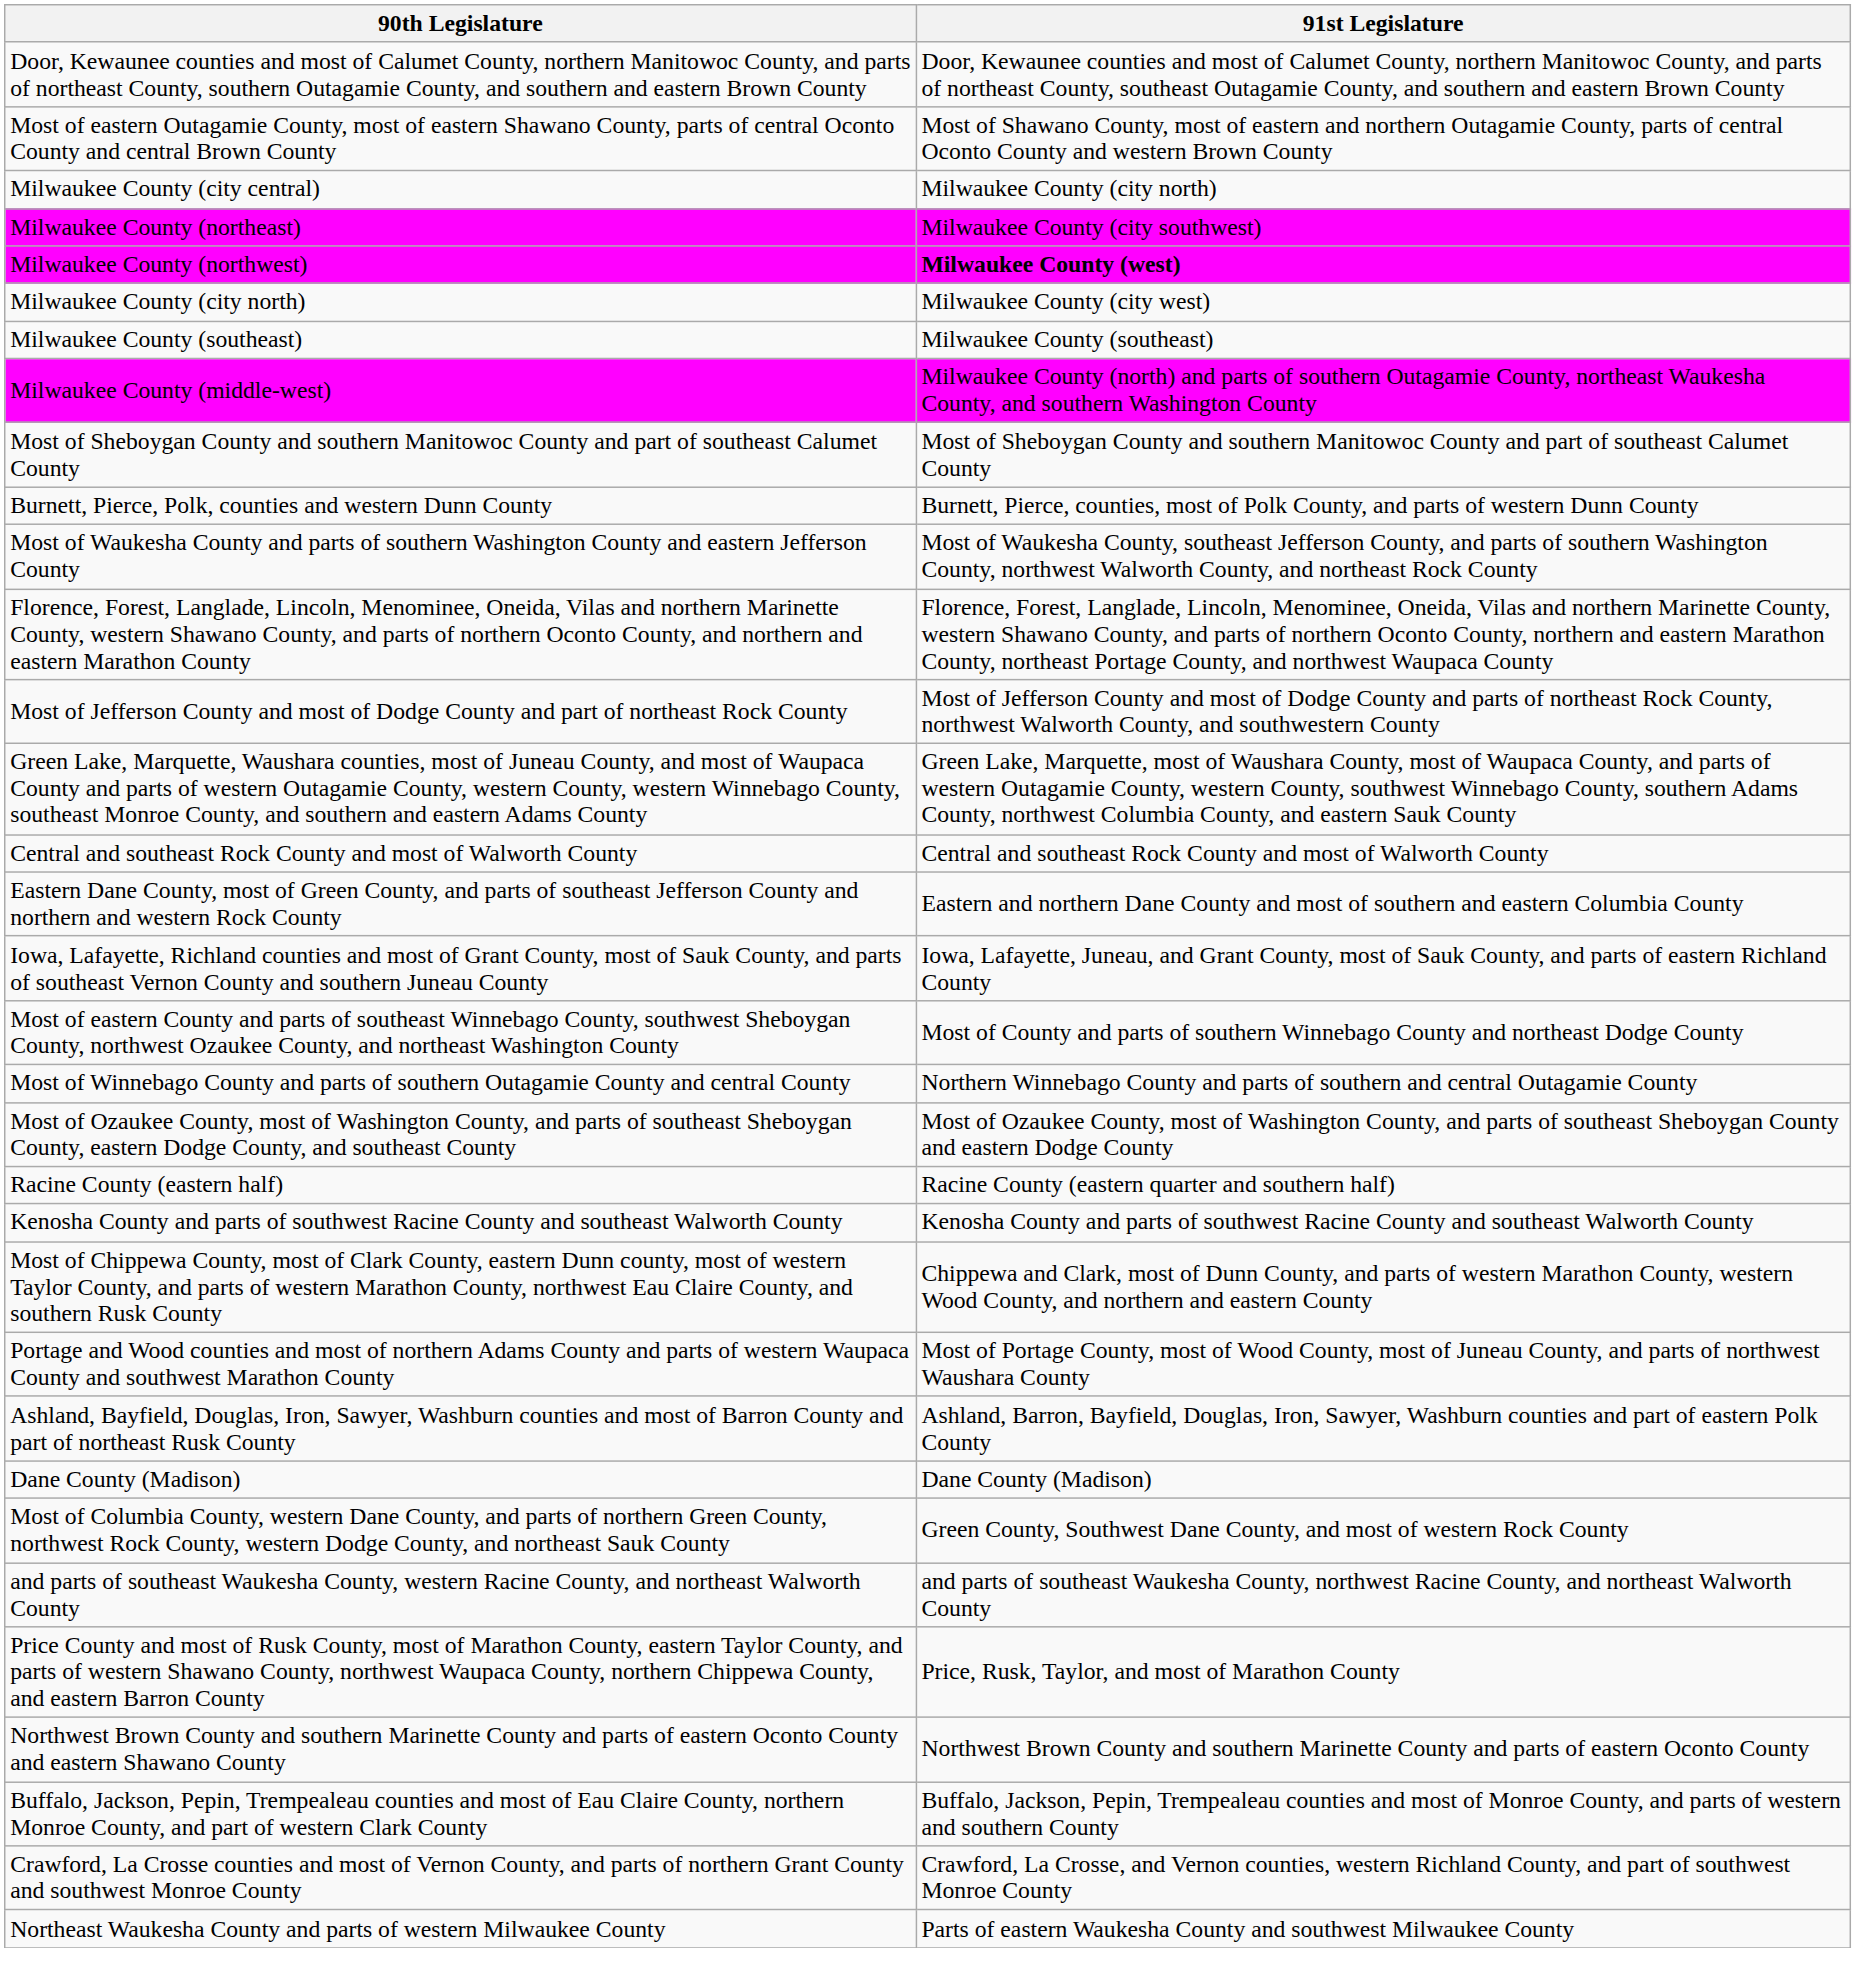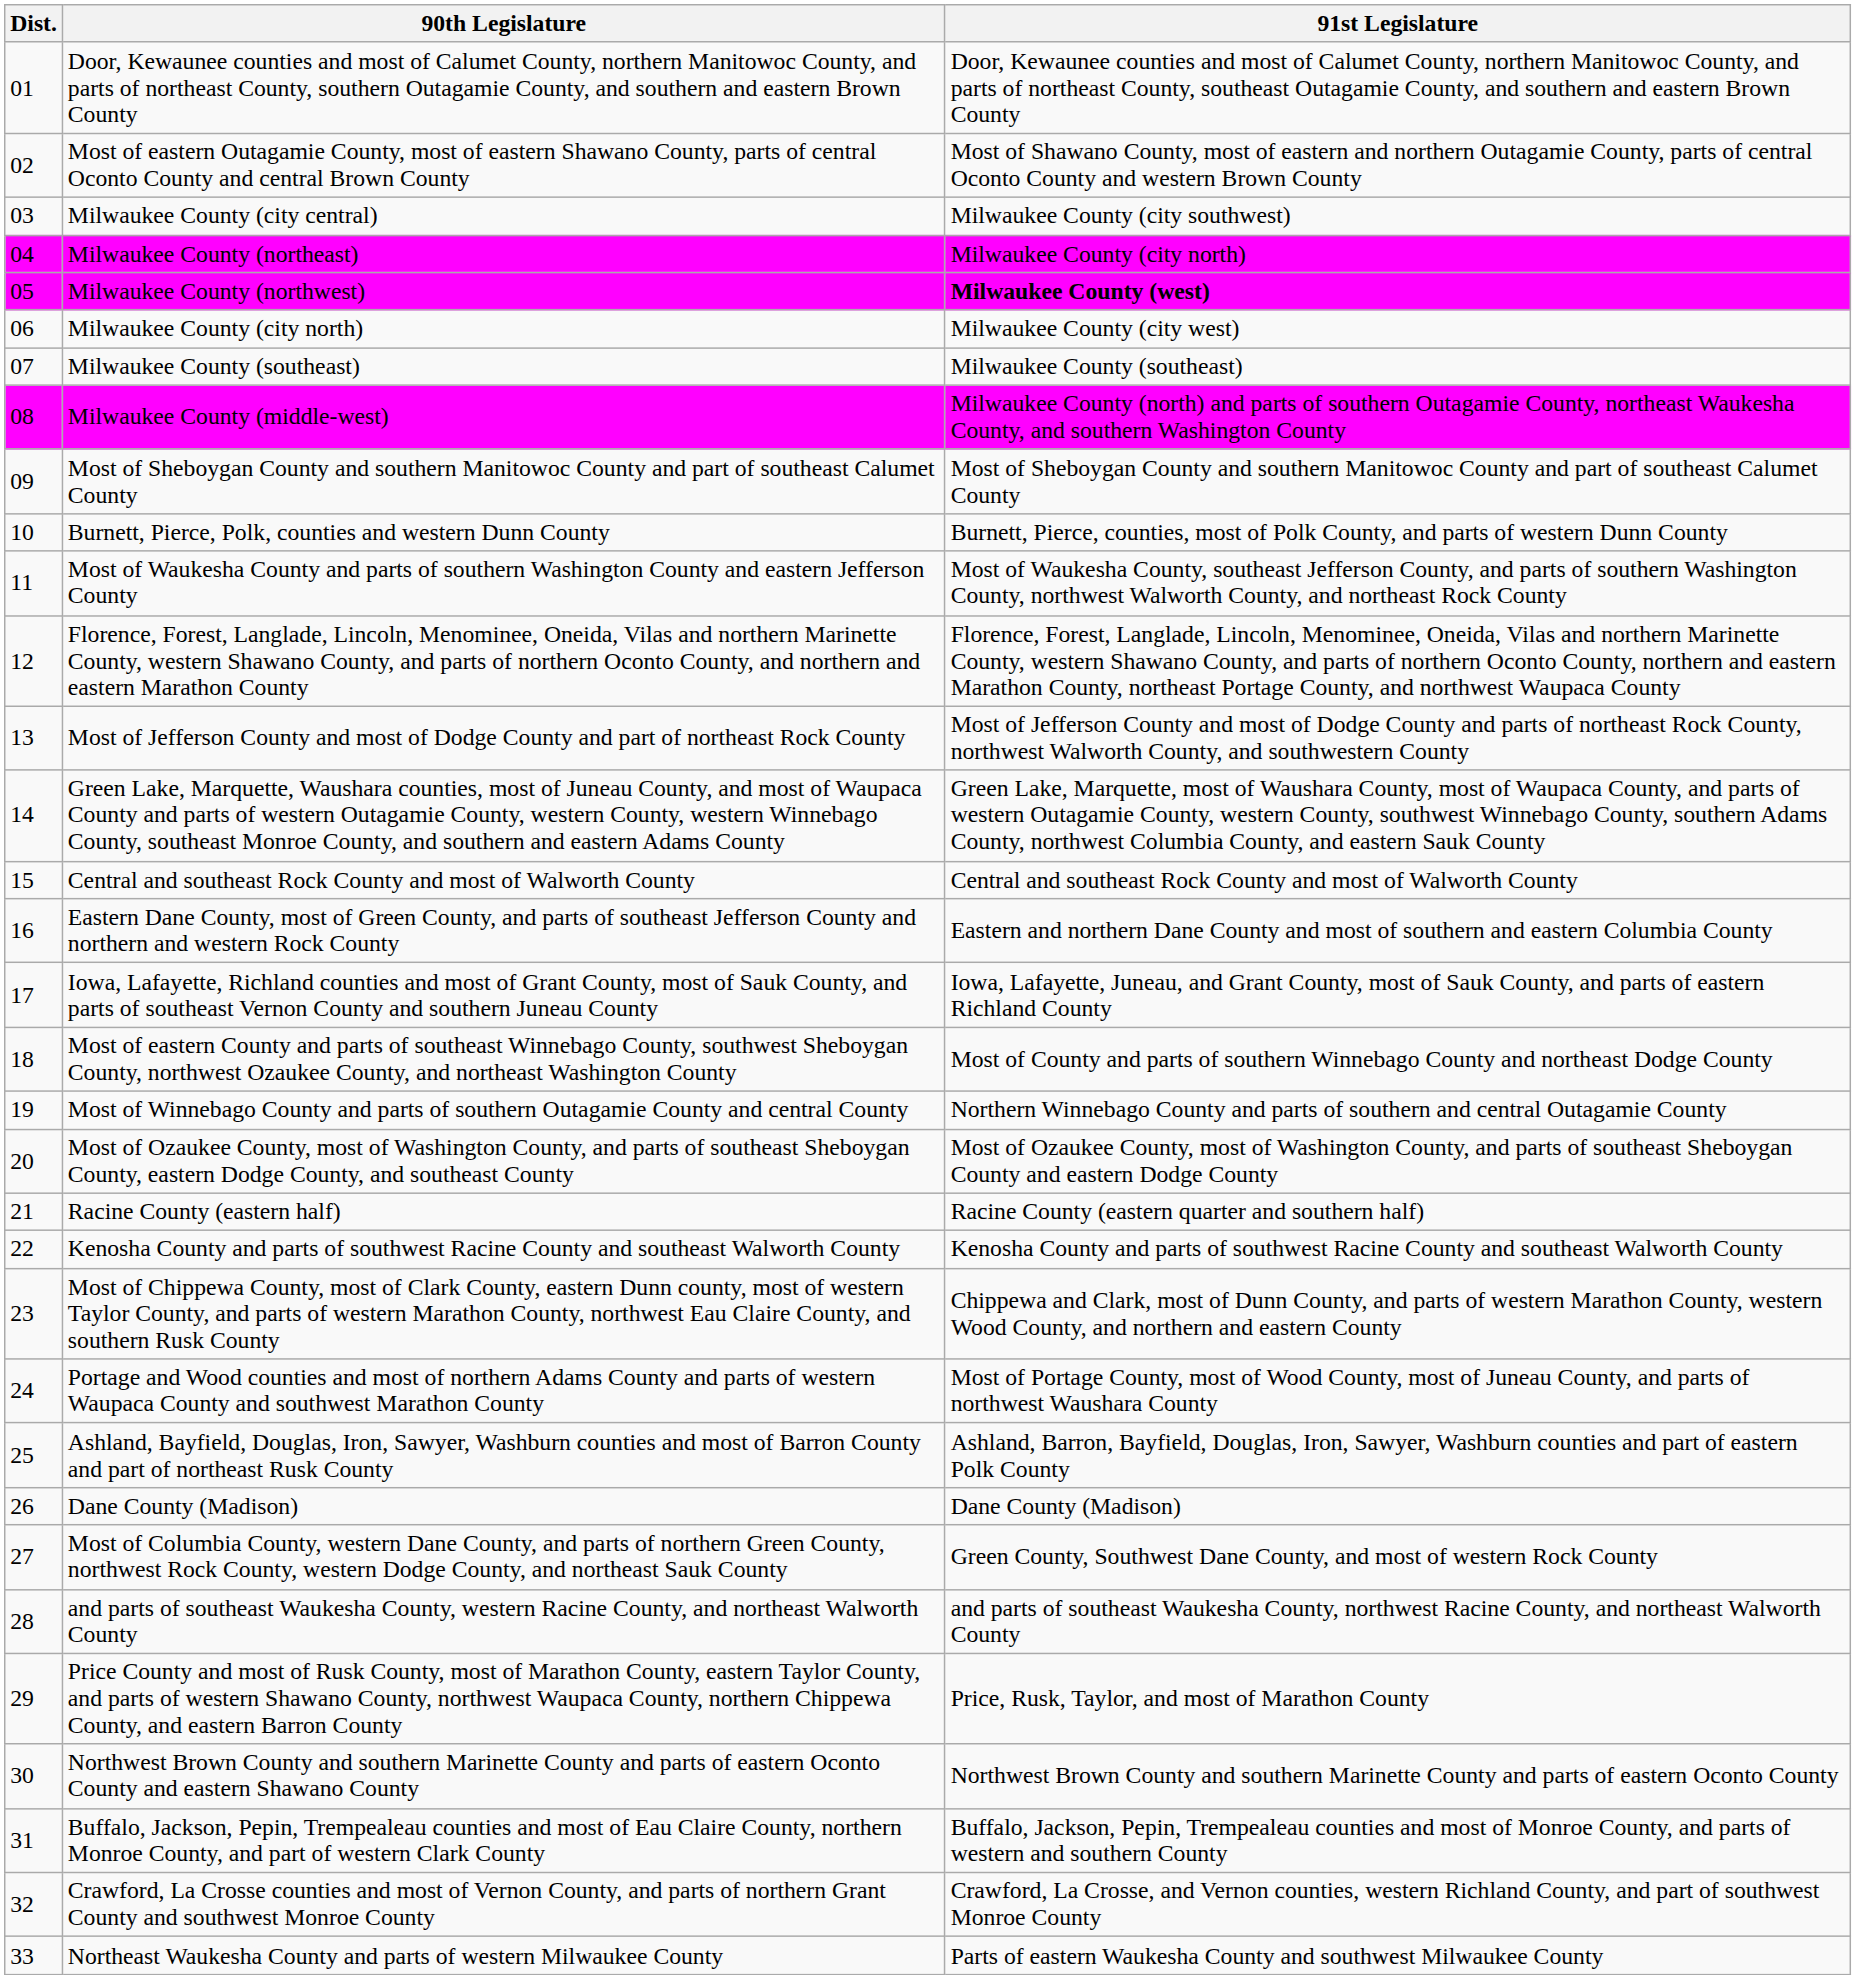+ column: (34, 23)
(1069, 189) Milwaukee County (city north) -> (1121, 215) Milwaukee County (city southwest)
(1091, 226) Milwaukee County (city southwest) -> (1098, 253) Milwaukee County (city north)
